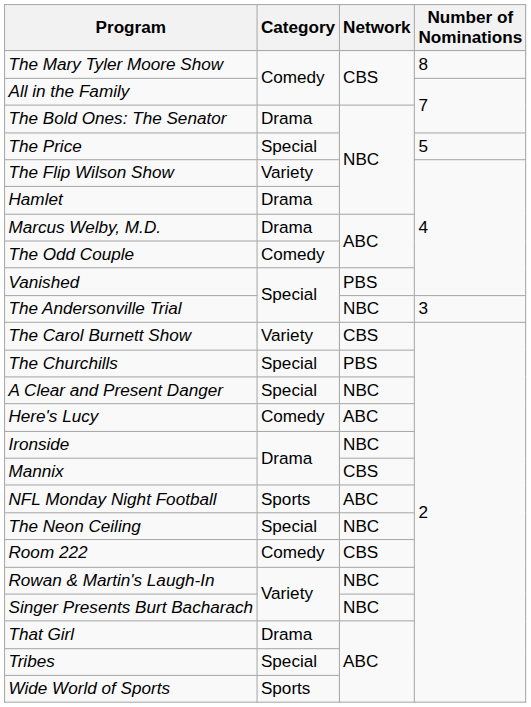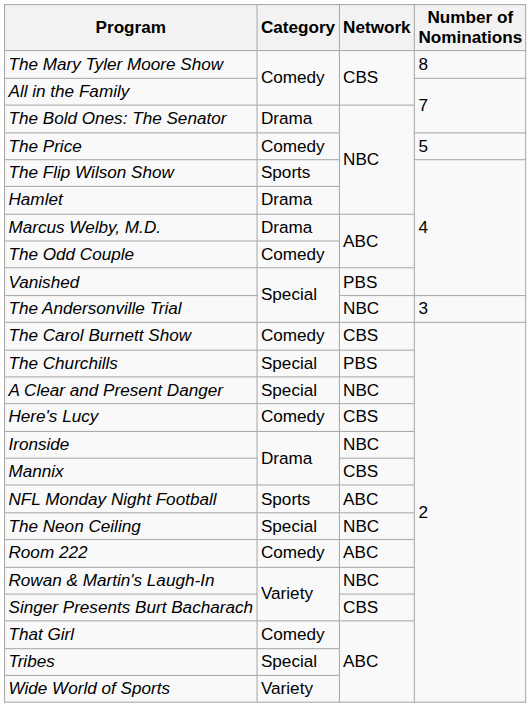(289, 145) Special -> (293, 145) Comedy
(287, 173) Variety -> (286, 173) Sports
(287, 335) Variety -> (293, 335) Comedy
(361, 417) ABC -> (361, 417) CBS
(361, 553) CBS -> (361, 553) ABC
(361, 607) NBC -> (361, 607) CBS
(287, 634) Drama -> (293, 634) Comedy
(286, 688) Sports -> (287, 688) Variety
